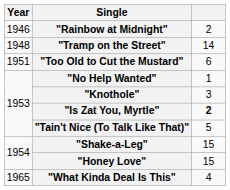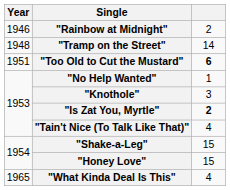(209, 62) normal -> (209, 62) bold
(209, 128) 5 -> (209, 128) 4
